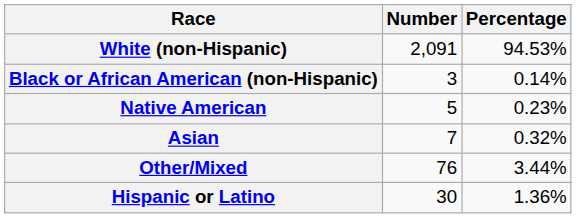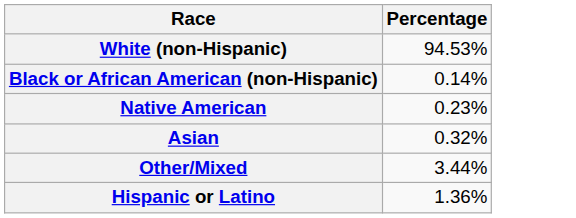- column: (422, 19)
